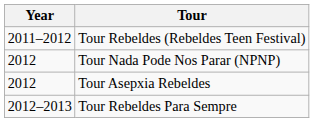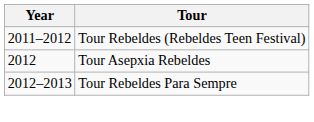- row: (179, 60)
